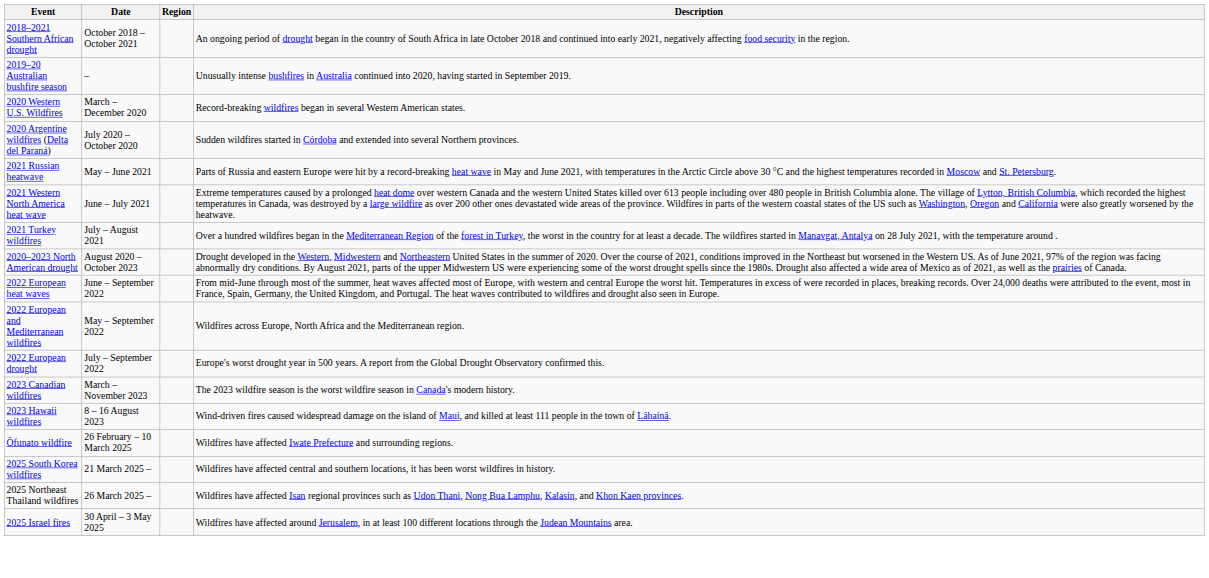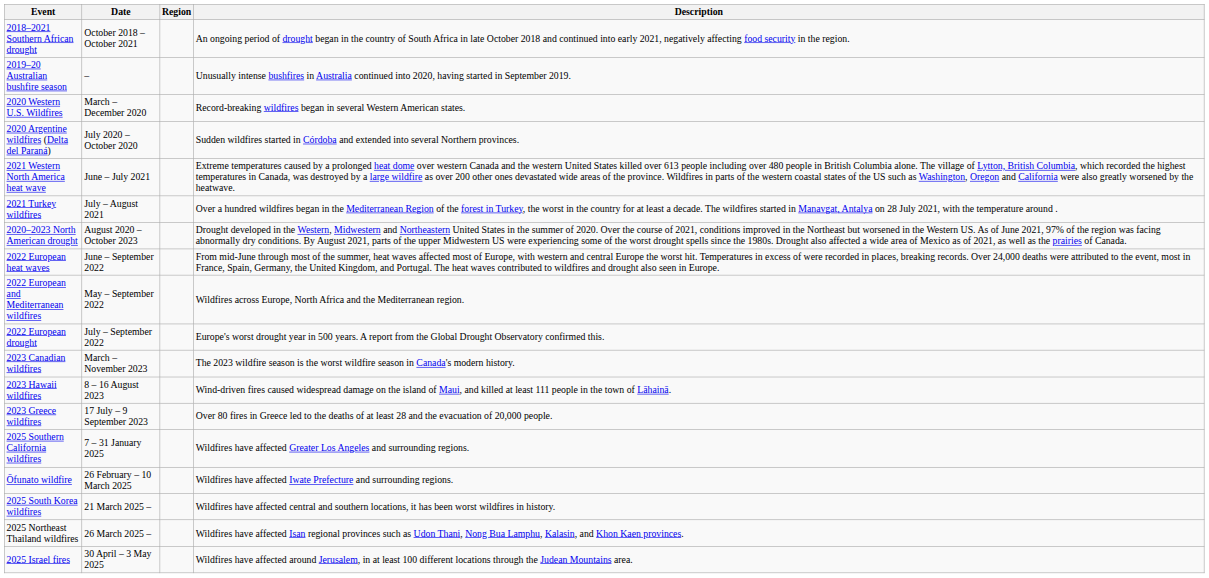- row: (33, 171)
+ row: (31, 416)
+ row: (35, 448)
